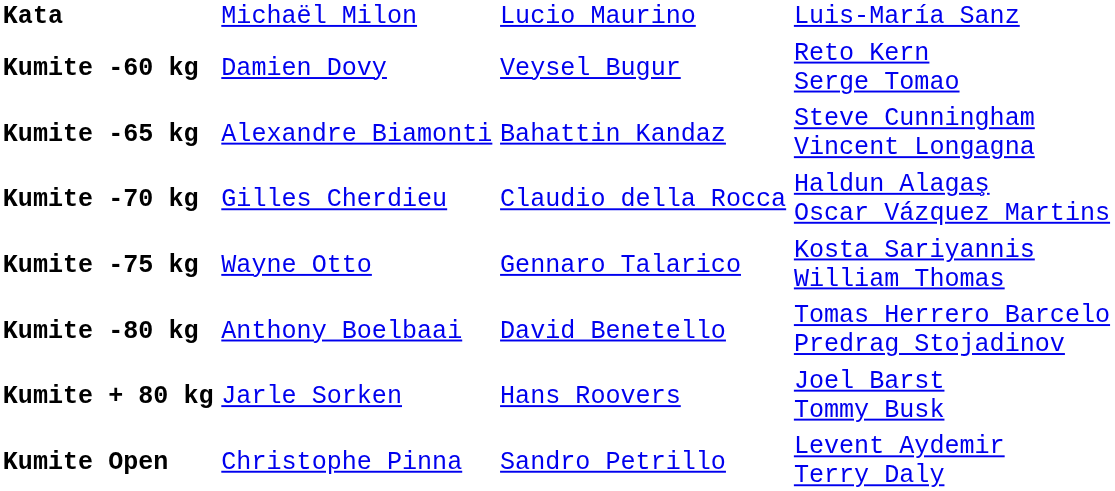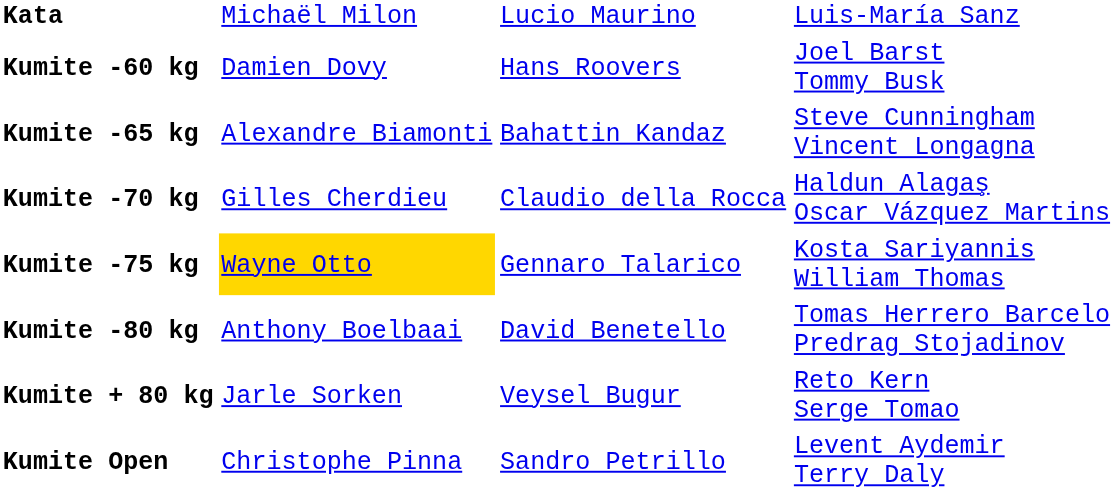(590, 67) Veysel Bugur -> (590, 67) Hans Roovers
(877, 67) Reto Kern Serge Tomao -> (869, 67) Joel Barst Tommy Busk
(297, 264) no background -> (297, 264) gold background
(590, 396) Hans Roovers -> (590, 396) Veysel Bugur
(869, 396) Joel Barst Tommy Busk -> (877, 396) Reto Kern Serge Tomao
